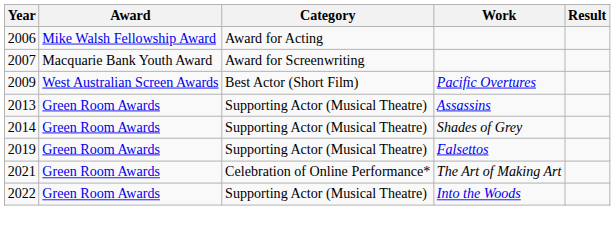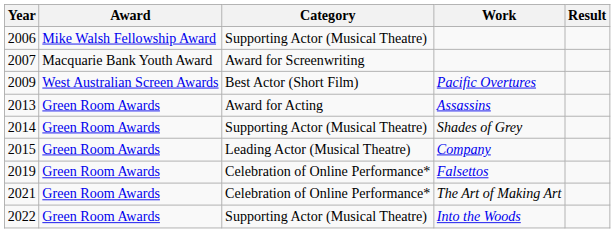(274, 37) Award for Acting -> (326, 37) Supporting Actor (Musical Theatre)
(326, 104) Supporting Actor (Musical Theatre) -> (274, 104) Award for Acting
+ row: (22, 149)
(326, 149) Supporting Actor (Musical Theatre) -> (328, 171) Celebration of Online Performance*
